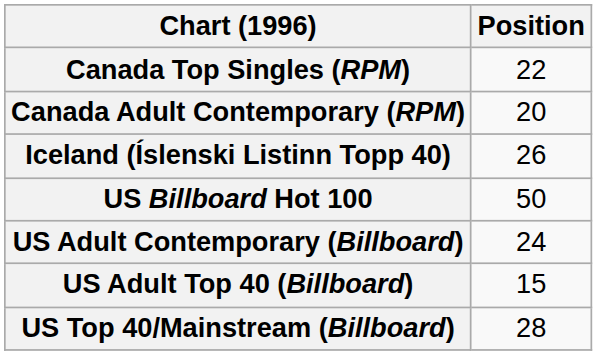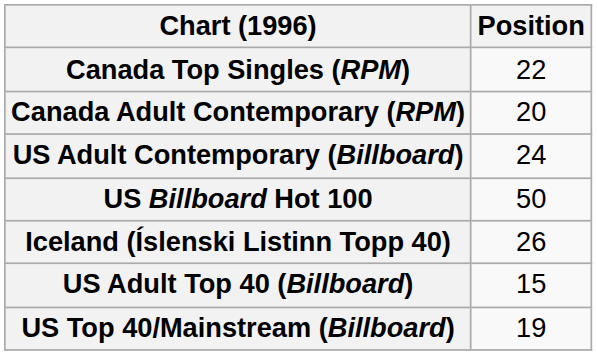rows swapped: (238, 155) <-> (238, 241)
(531, 328) 28 -> (531, 328) 19
